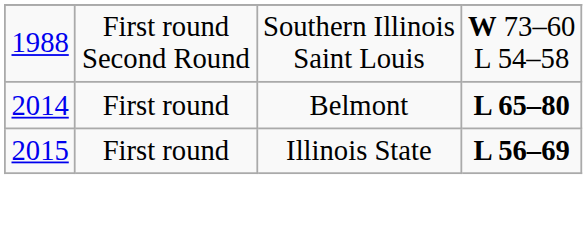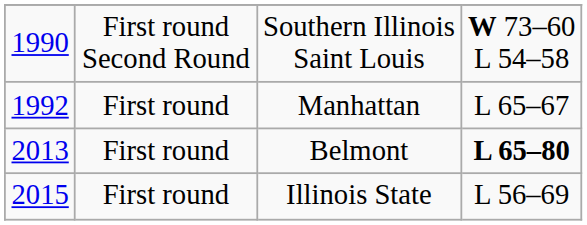(40, 43) 1988 -> (40, 43) 1990
+ row: (359, 104)
(40, 104) 2014 -> (40, 150) 2013
(522, 150) bold -> (522, 195) normal
